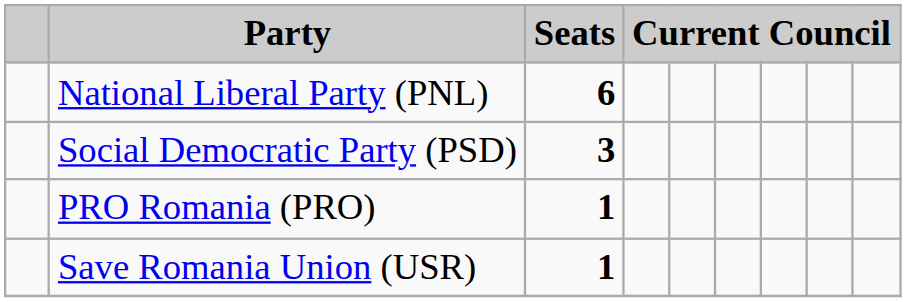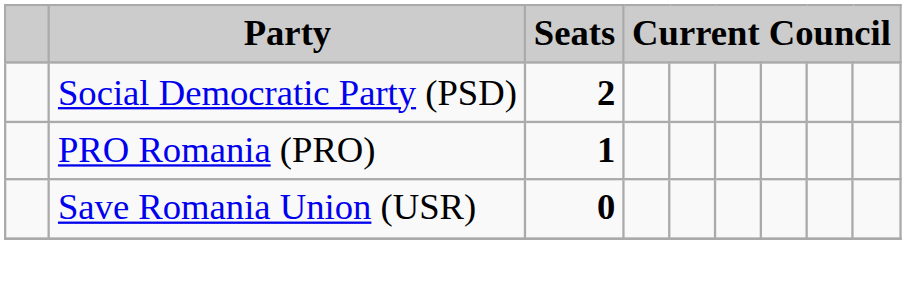- row: (273, 91)
(606, 149) 3 -> (606, 91) 2
(606, 265) 1 -> (606, 207) 0
